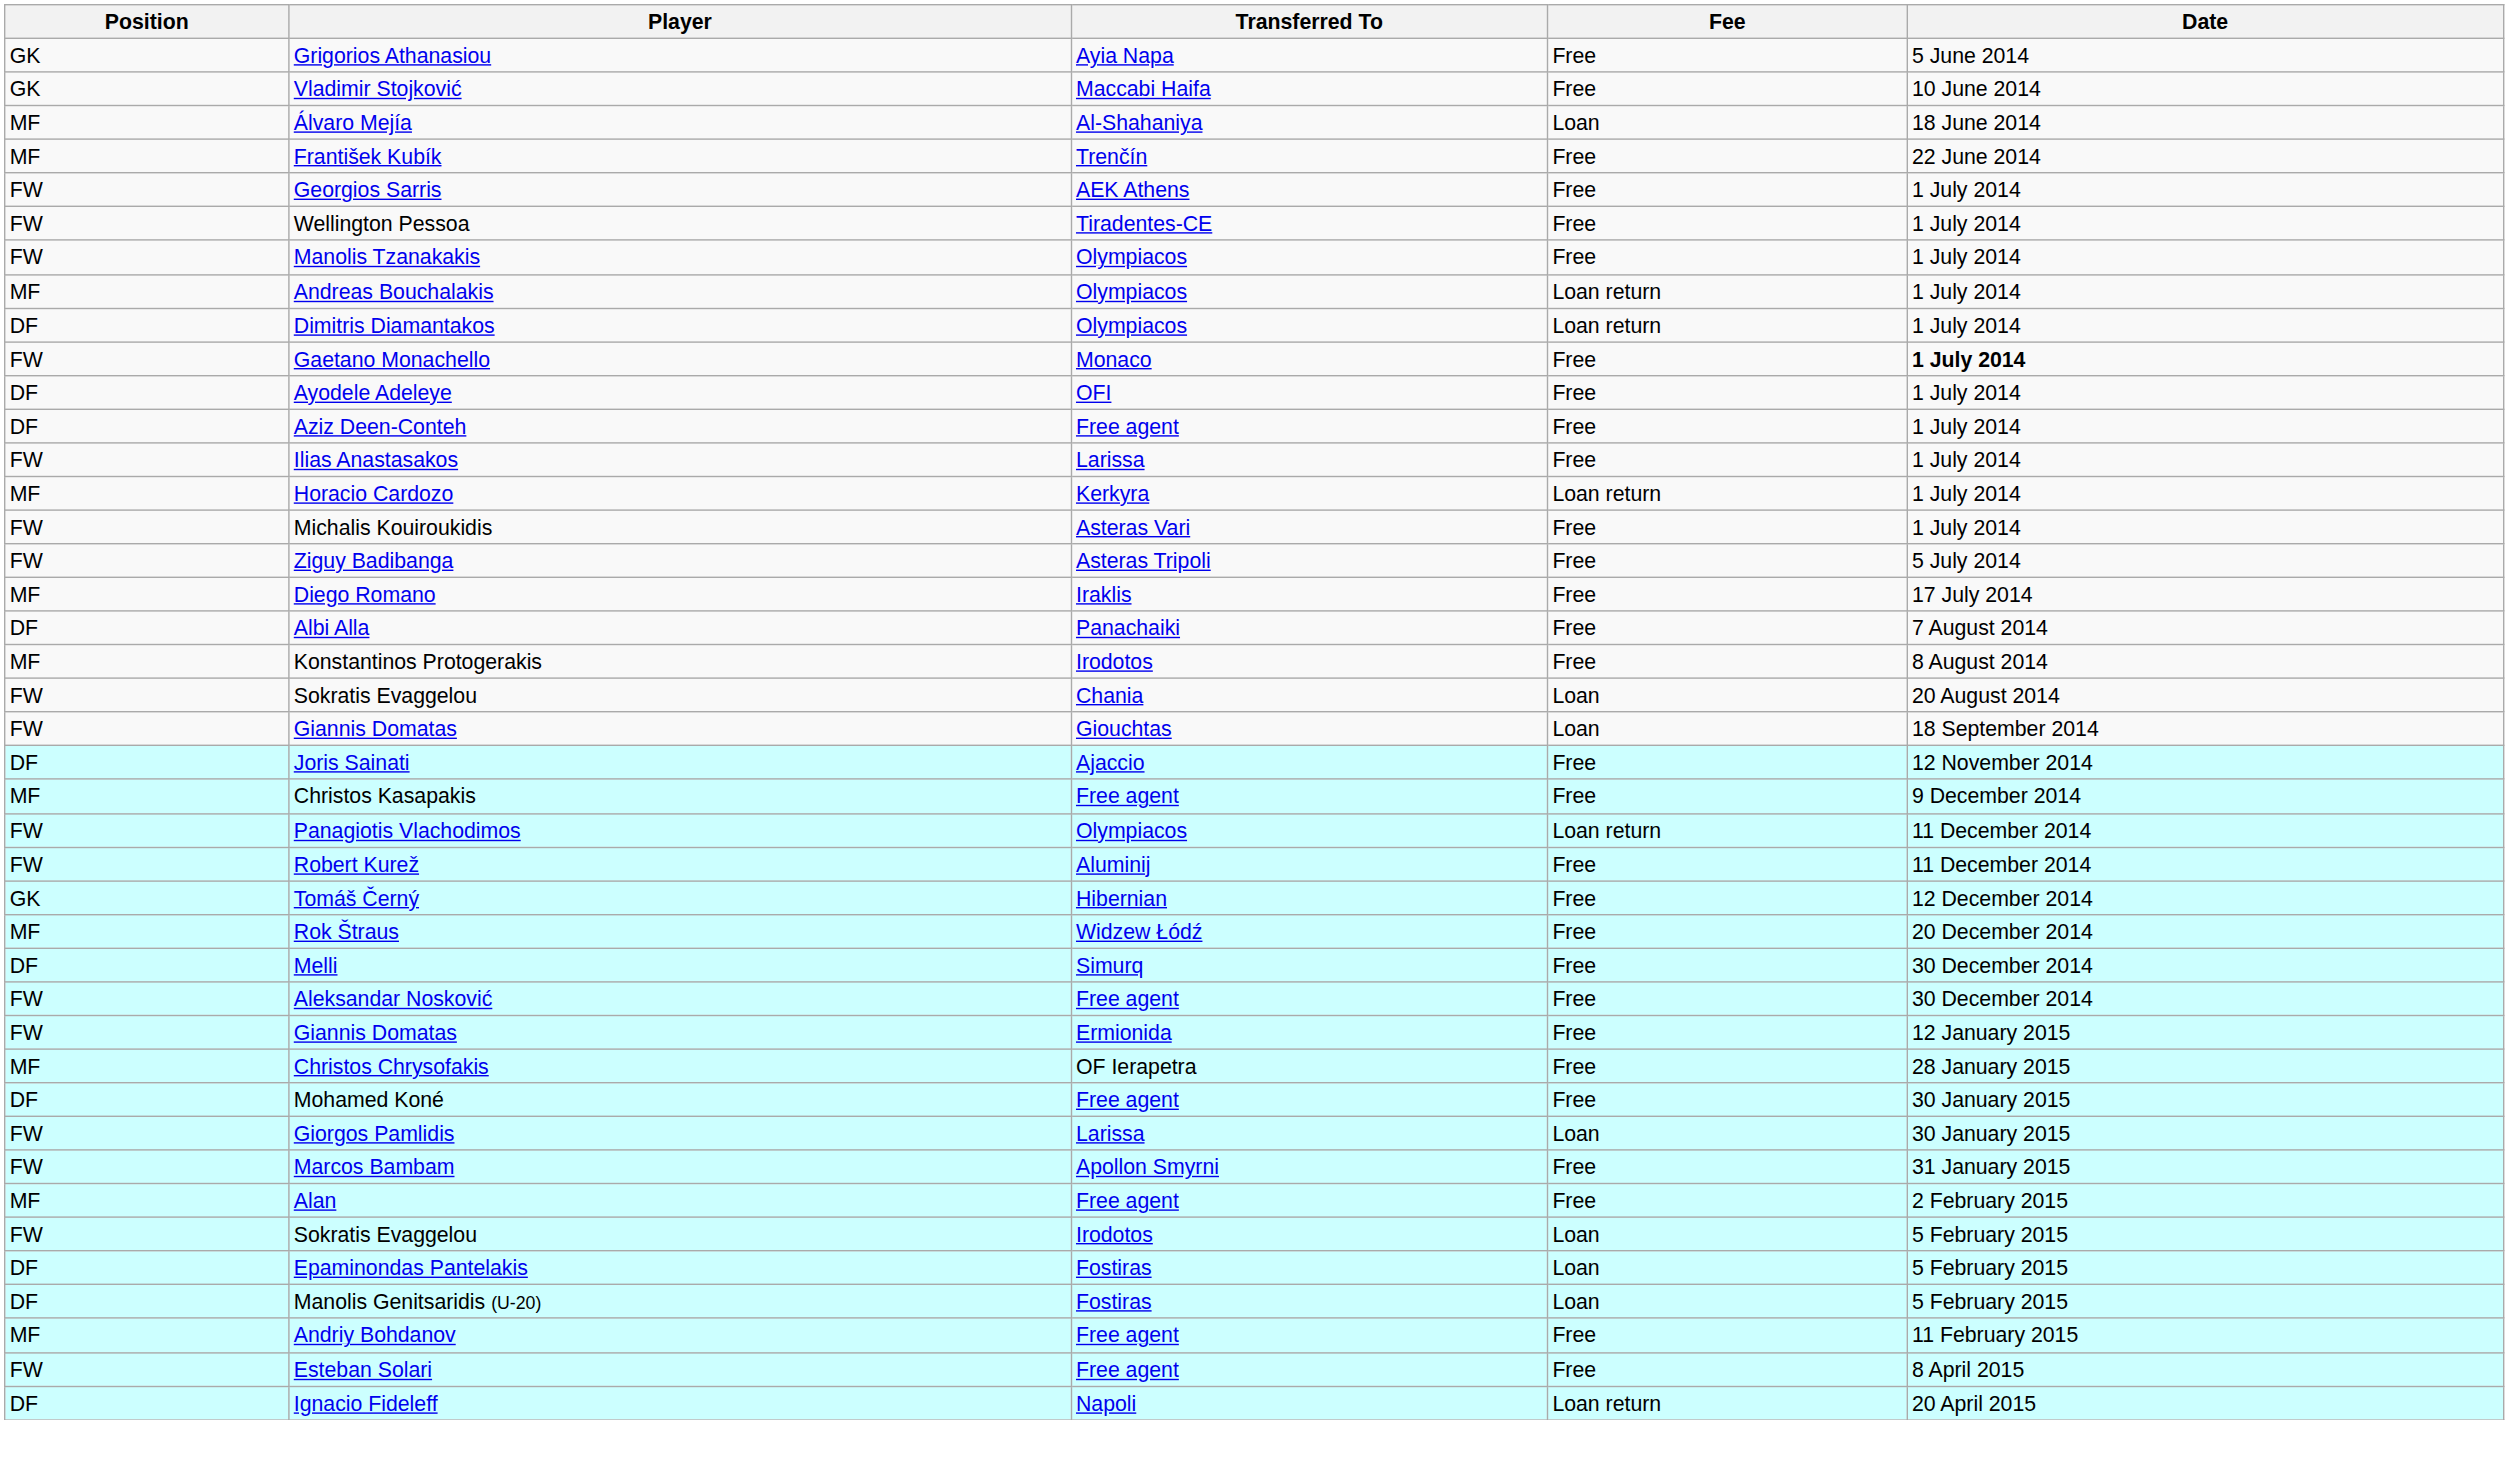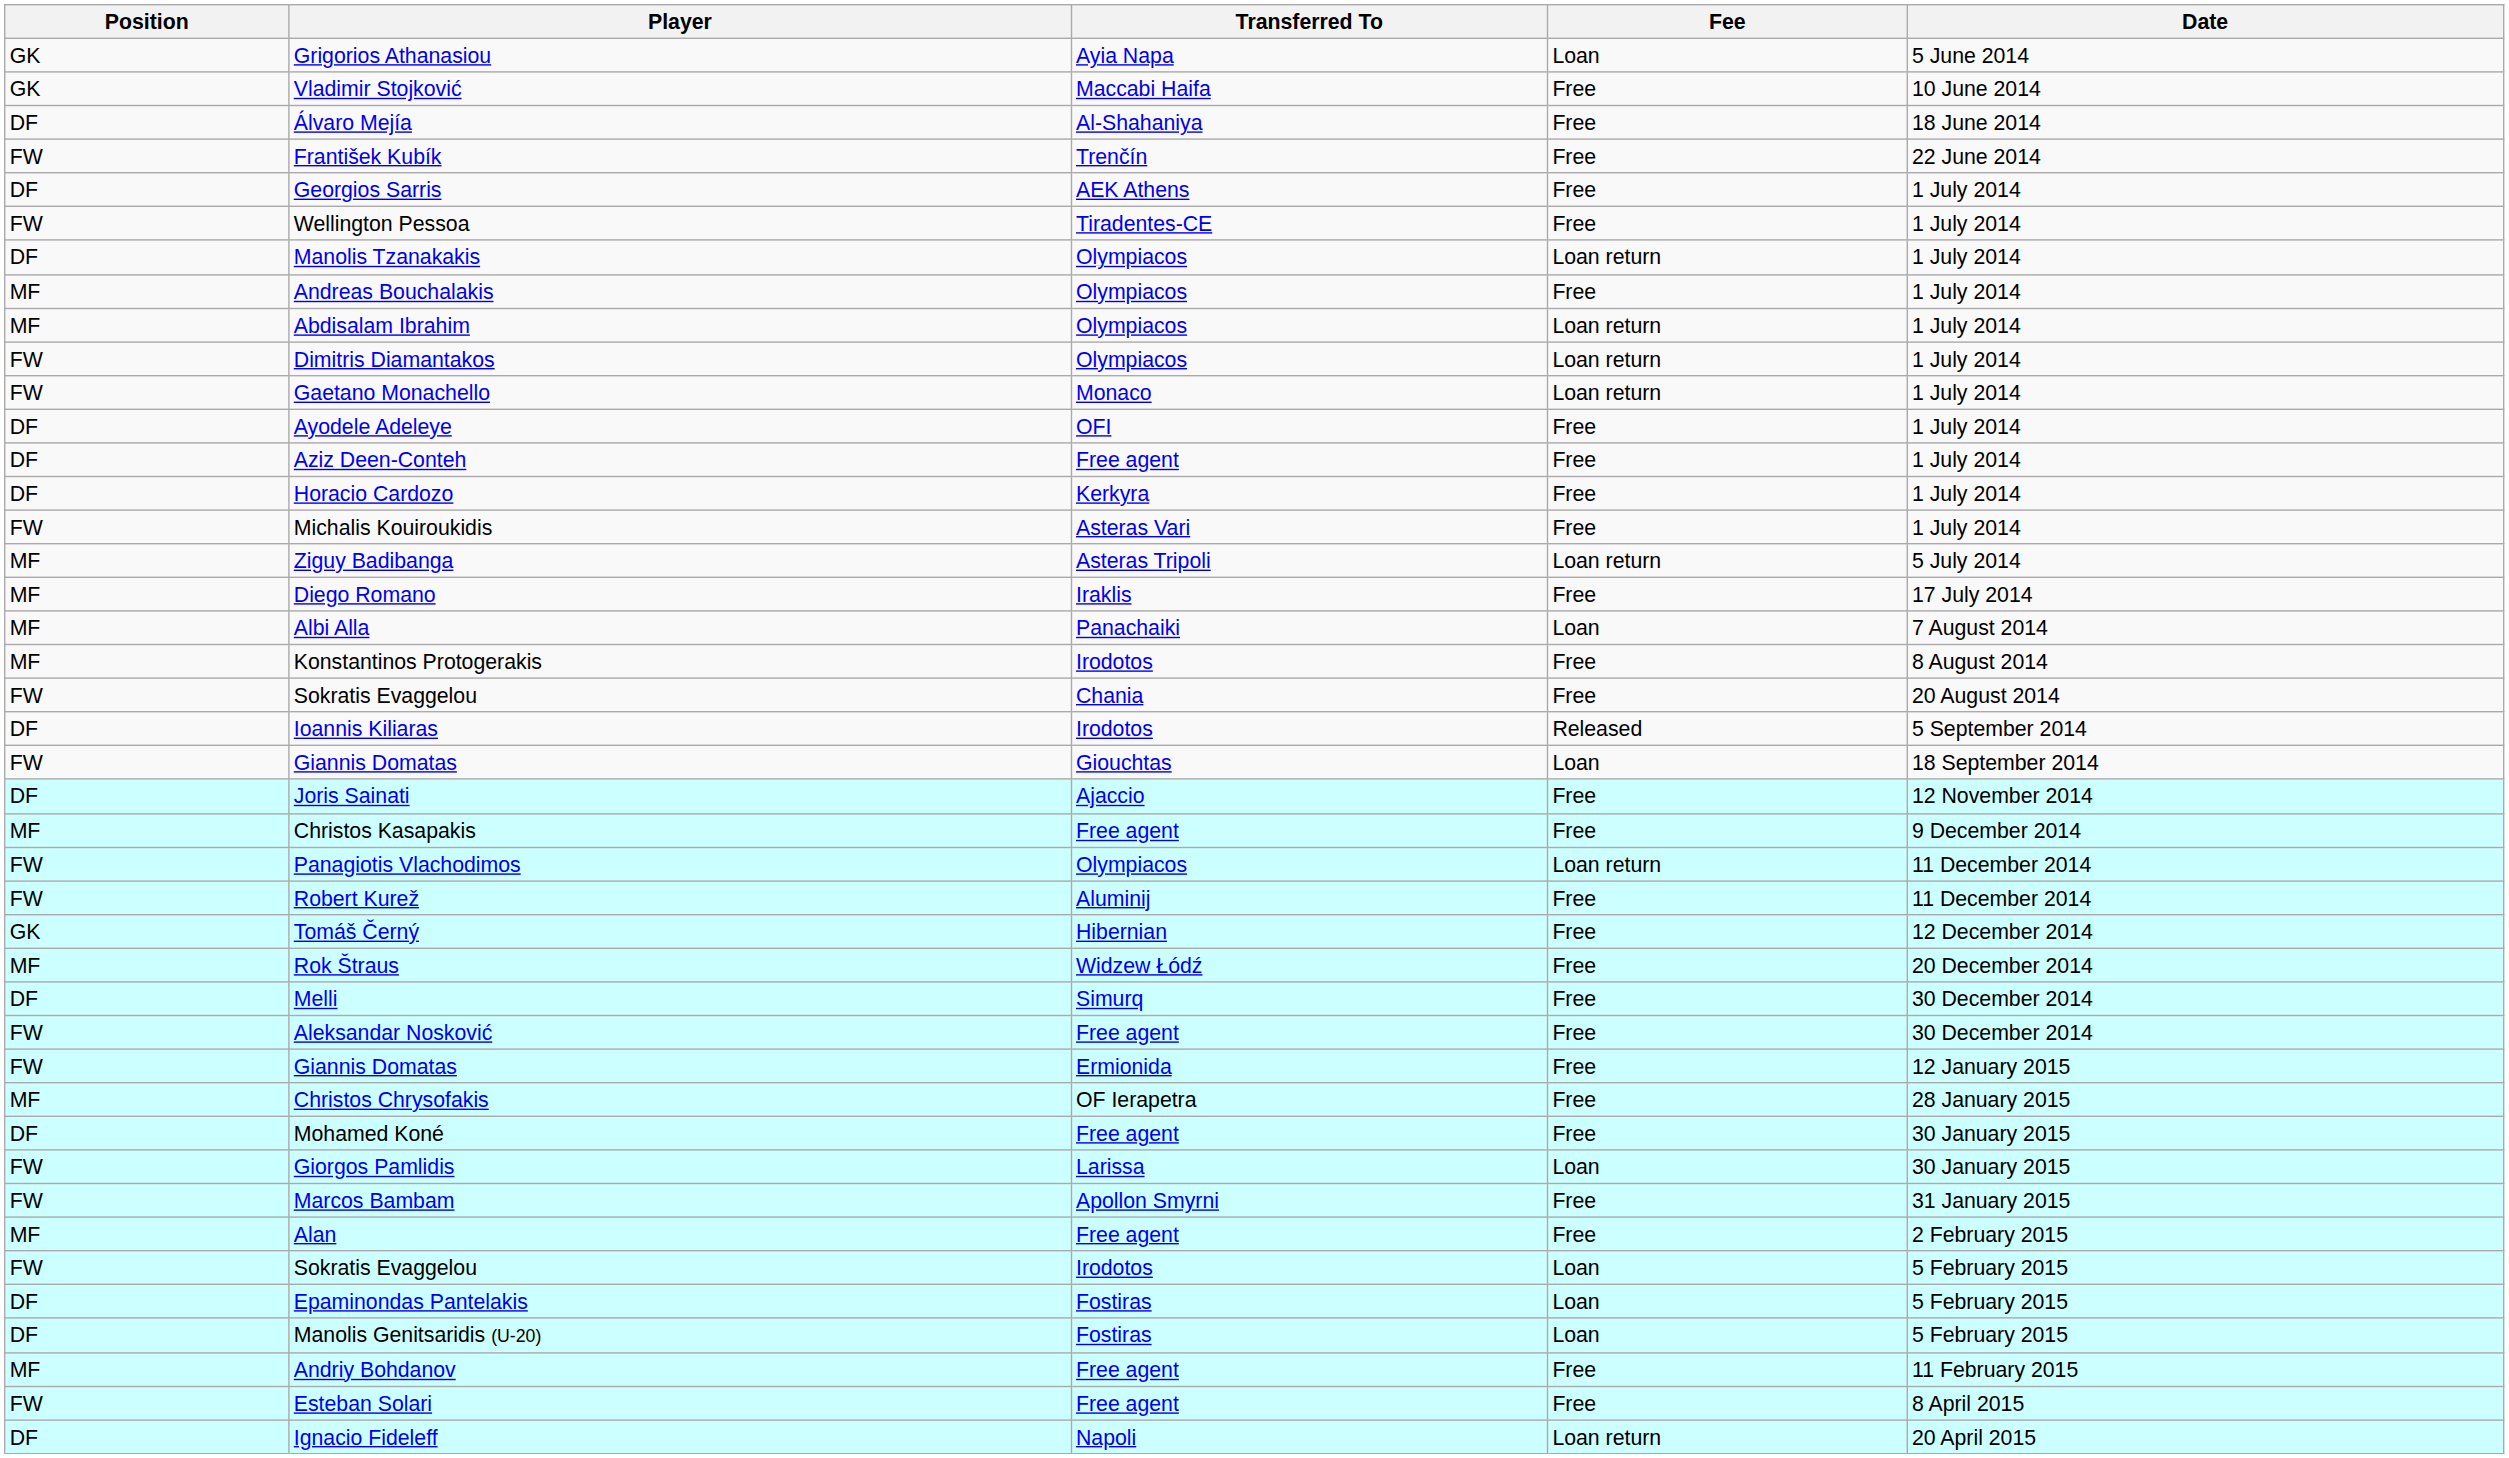(1574, 55) Free -> (1576, 55) Loan
(25, 123) MF -> (24, 123) DF
(1576, 123) Loan -> (1574, 123) Free
(25, 156) MF -> (26, 156) FW
(26, 190) FW -> (24, 190) DF
(26, 258) FW -> (24, 258) DF
(1574, 258) Free -> (1607, 258) Loan return
(1607, 291) Loan return -> (1574, 291) Free
+ row: (382, 325)
(24, 325) DF -> (26, 359) FW
(1574, 359) Free -> (1607, 392) Loan return
(1969, 359) bold -> (1966, 392) normal
- row: (376, 460)
(25, 493) MF -> (24, 493) DF
(1607, 493) Loan return -> (1574, 493) Free
(26, 561) FW -> (25, 561) MF
(1574, 561) Free -> (1607, 561) Loan return
(24, 628) DF -> (25, 628) MF
(1574, 628) Free -> (1576, 628) Loan
(1576, 695) Loan -> (1574, 695) Free
+ row: (366, 729)
